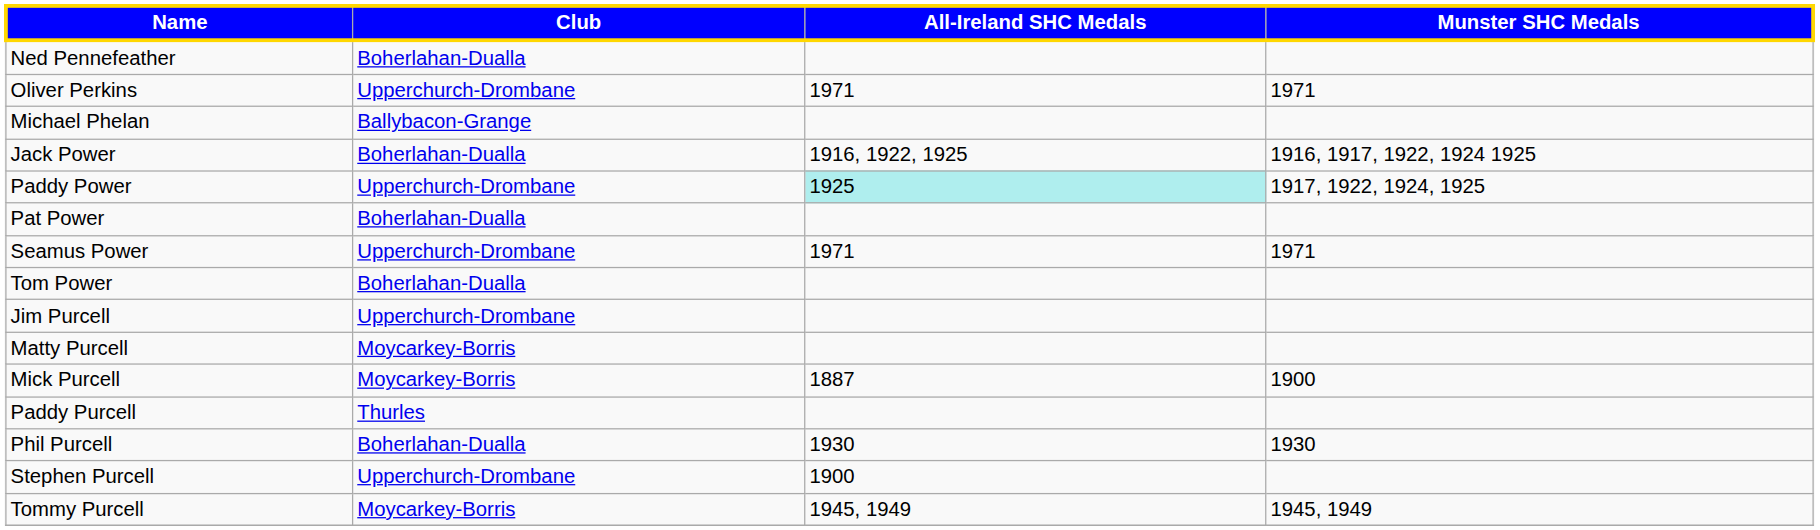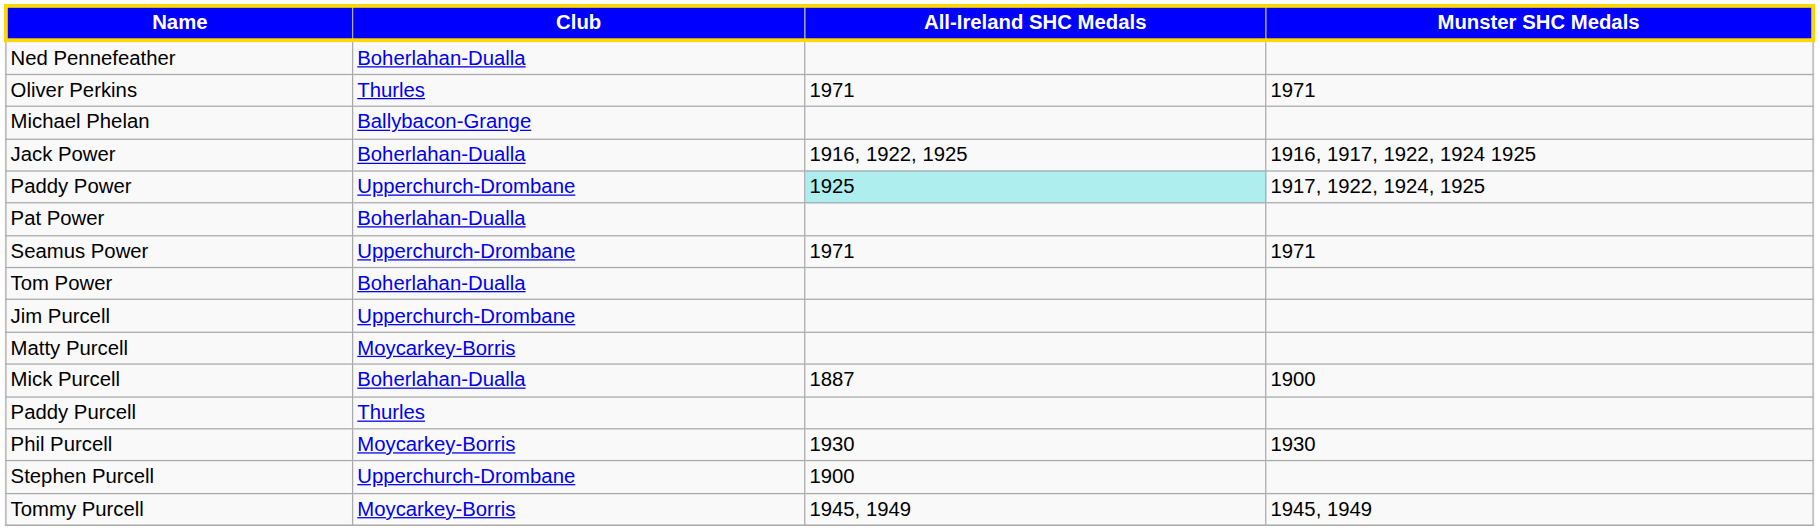(466, 90) Upperchurch-Drombane -> (391, 90) Thurles
(436, 380) Moycarkey-Borris -> (441, 380) Boherlahan-Dualla
(441, 444) Boherlahan-Dualla -> (436, 444) Moycarkey-Borris
